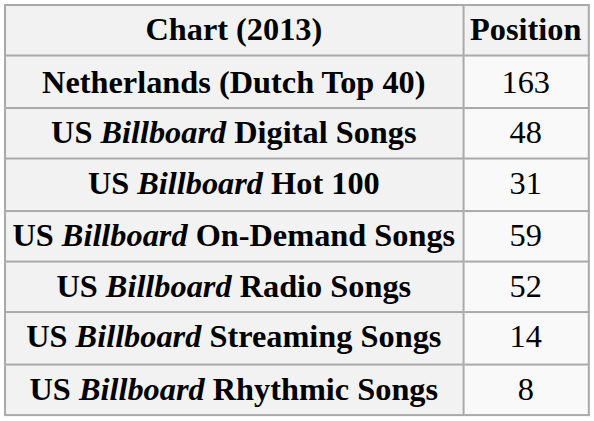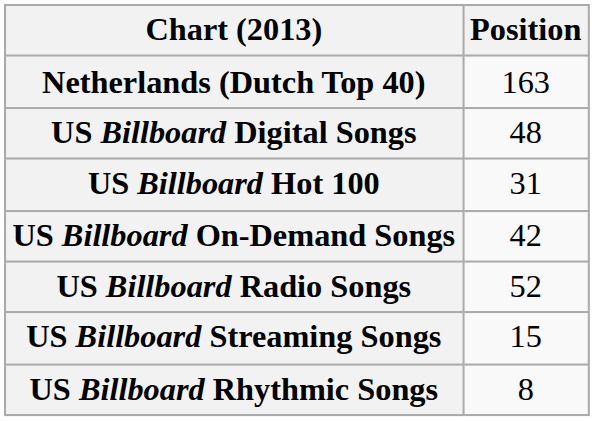(526, 235) 59 -> (526, 235) 42
(526, 337) 14 -> (526, 337) 15
